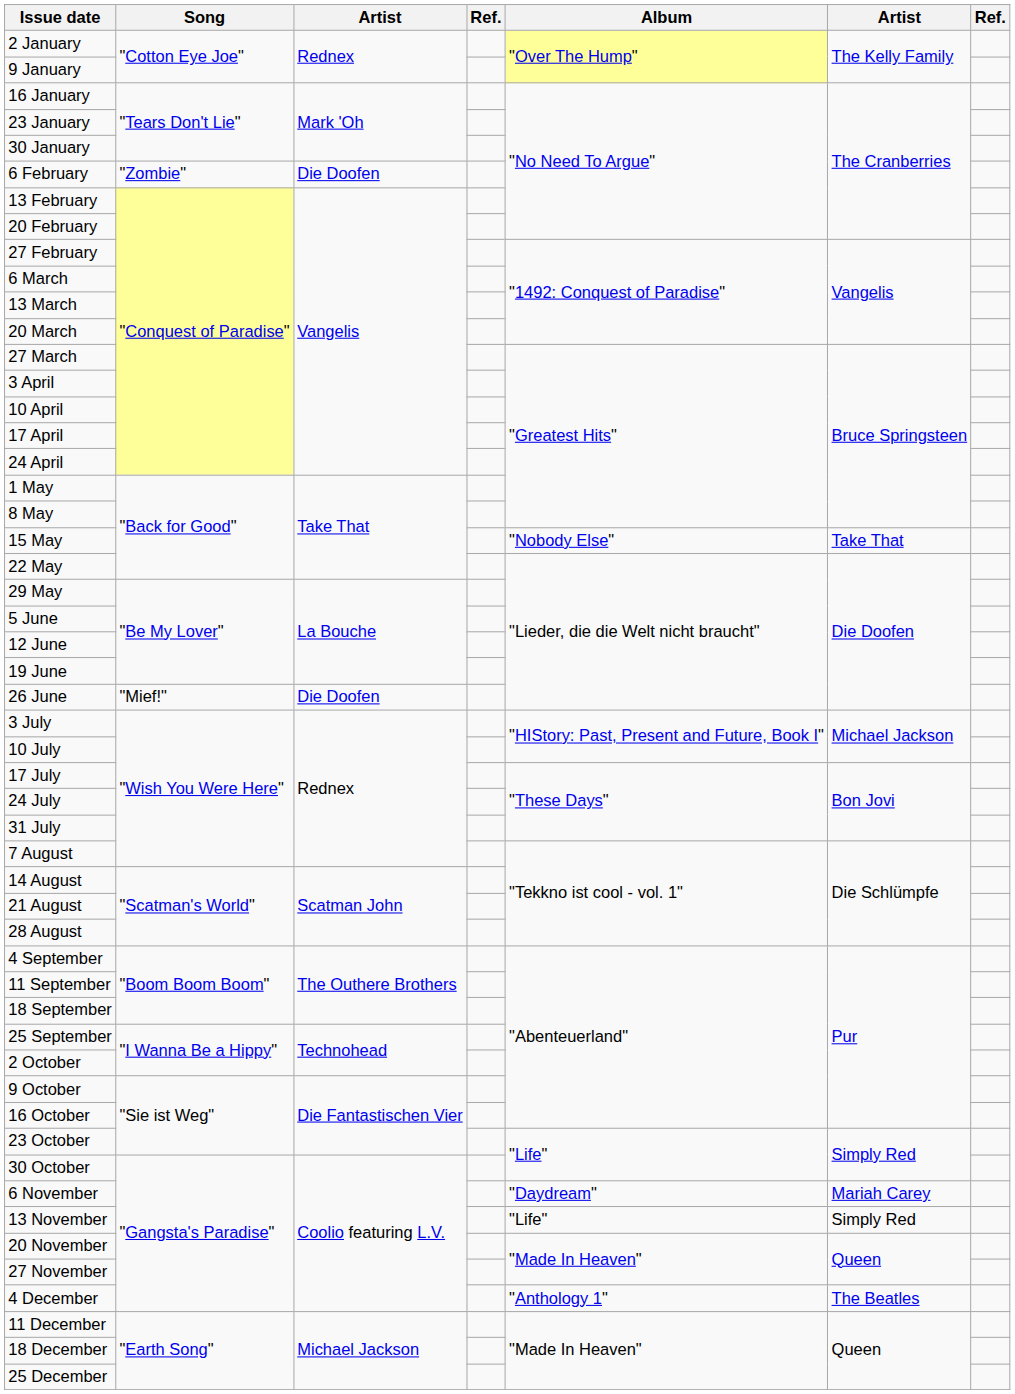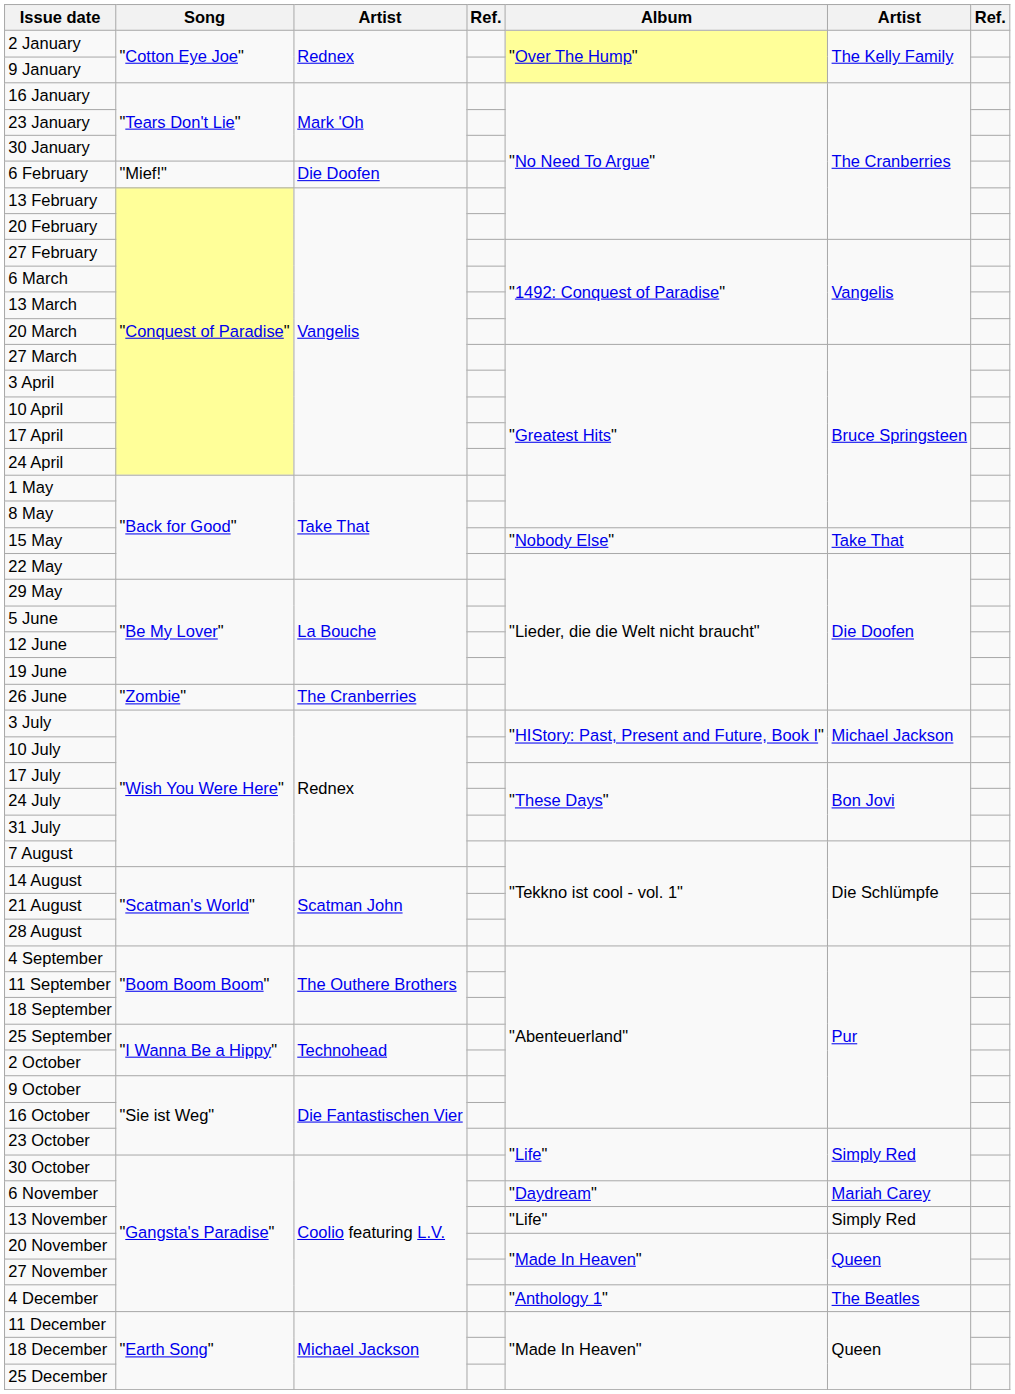(153, 174) "Zombie" -> (143, 174) "Mief!"
(143, 697) "Mief!" -> (153, 697) "Zombie"
(338, 697) Die Doofen -> (357, 697) The Cranberries
